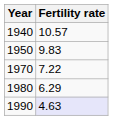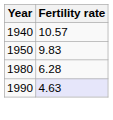- row: (20, 69)
(50, 87) 6.29 -> (50, 69) 6.28
